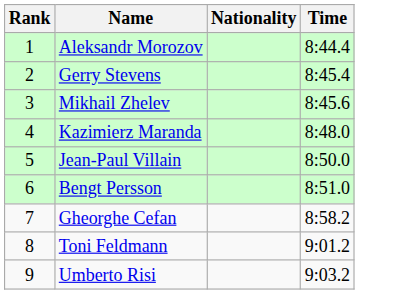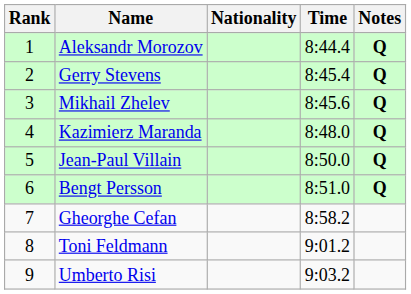+ column: (380, 18)
